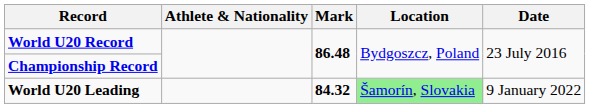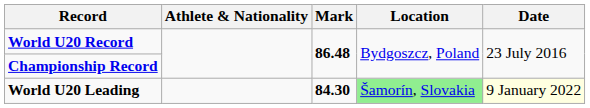(333, 90) 84.32 -> (333, 90) 84.30
(534, 90) no background -> (534, 90) lightyellow background
